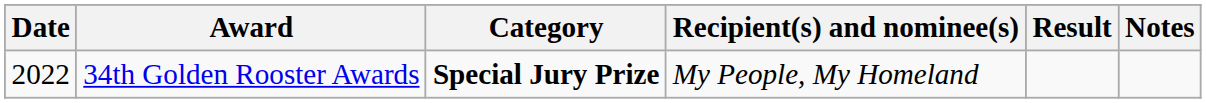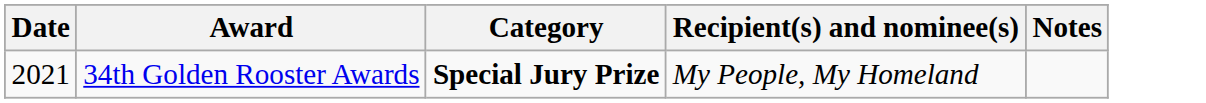- column: (1072, 27)
(41, 73) 2022 -> (41, 73) 2021
